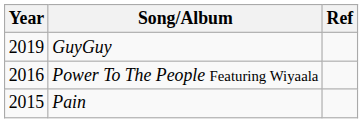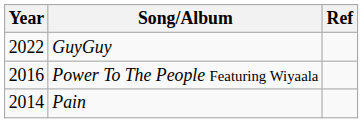(26, 46) 2019 -> (26, 46) 2022
(26, 103) 2015 -> (26, 103) 2014
